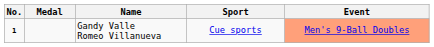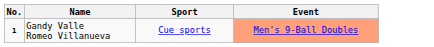- column: (50, 11)
